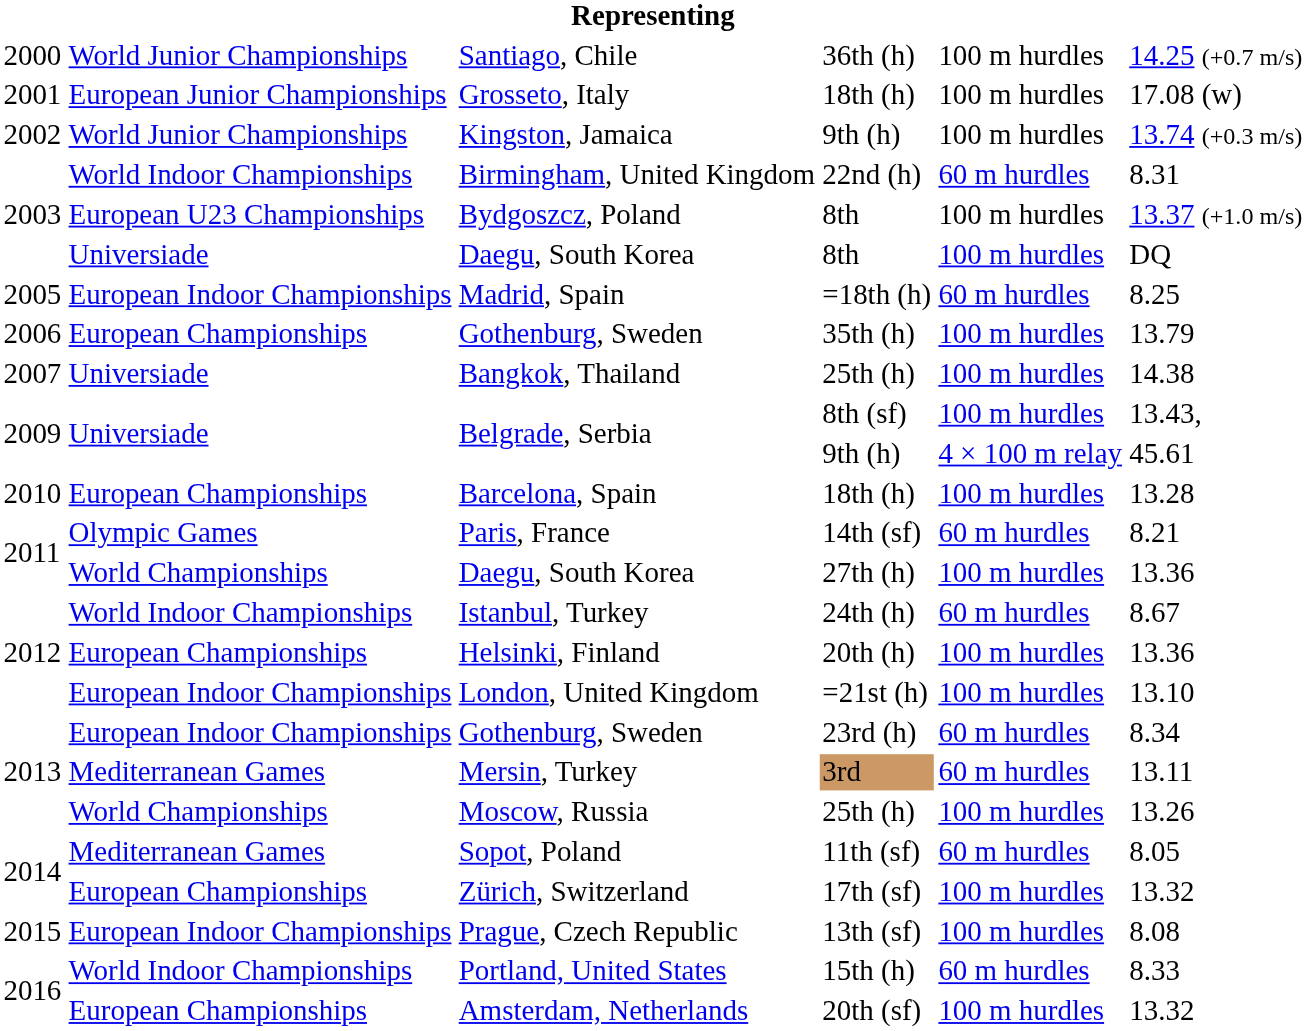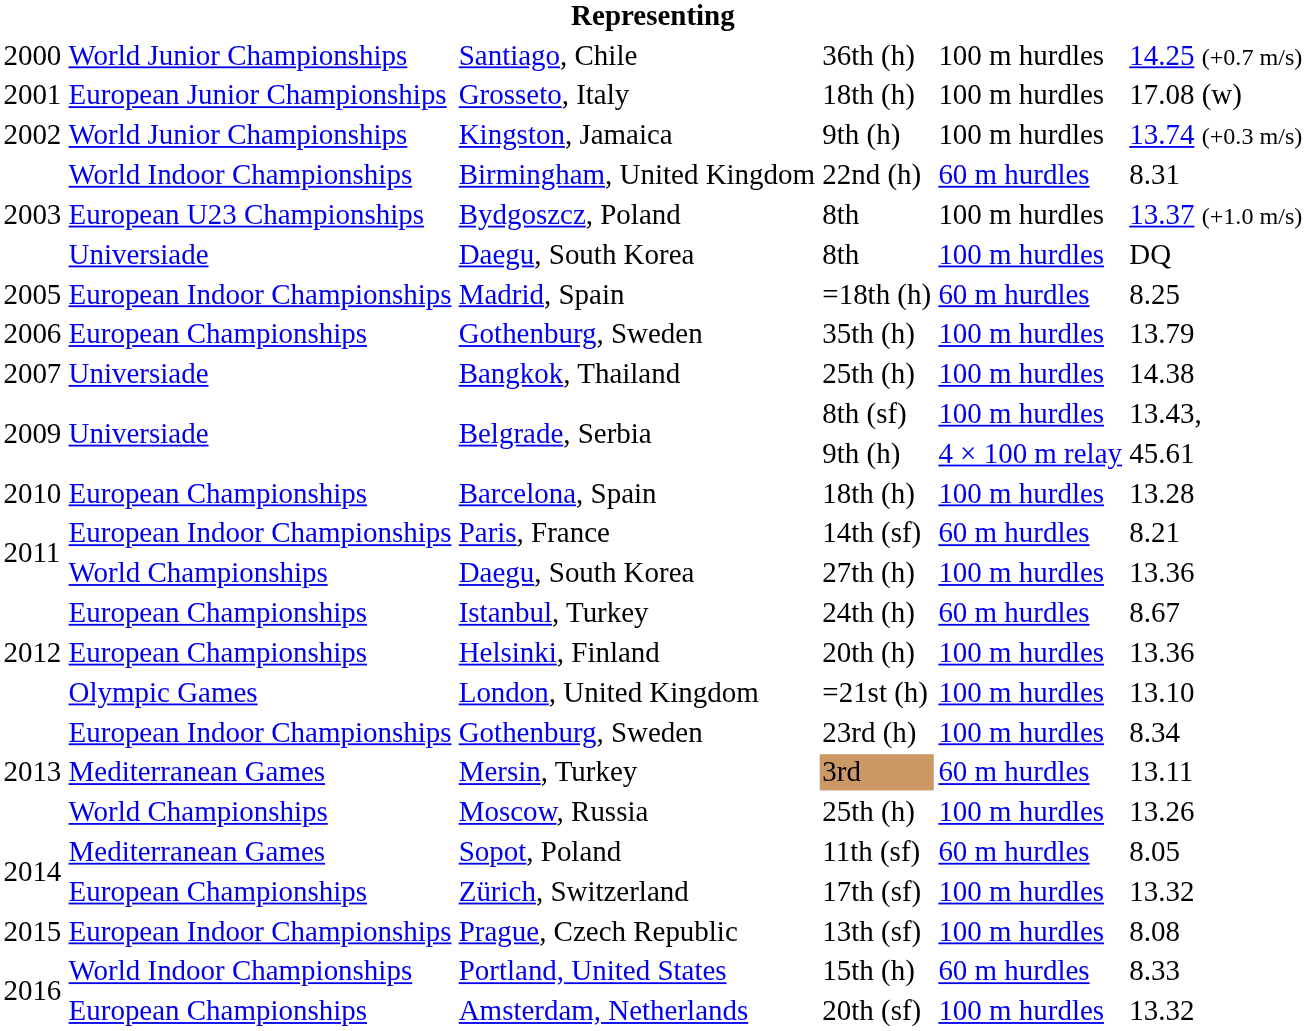(163, 532) Olympic Games -> (260, 532) European Indoor Championships
(240, 612) World Indoor Championships -> (218, 612) European Championships
(260, 692) European Indoor Championships -> (163, 692) Olympic Games
(1014, 732) 60 m hurdles -> (1021, 732) 100 m hurdles
